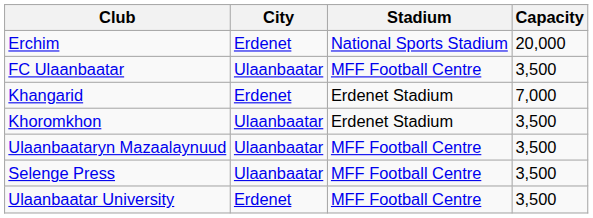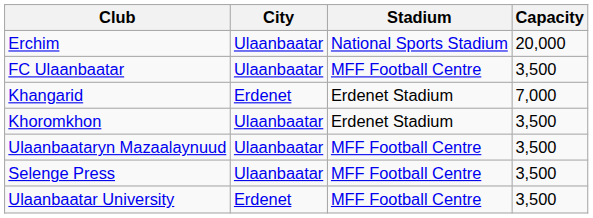(263, 44) Erdenet -> (279, 44) Ulaanbaatar
